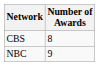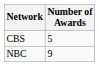(50, 38) 8 -> (50, 38) 5
